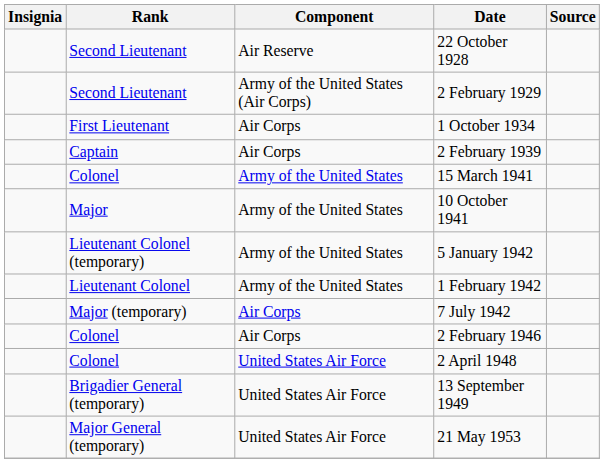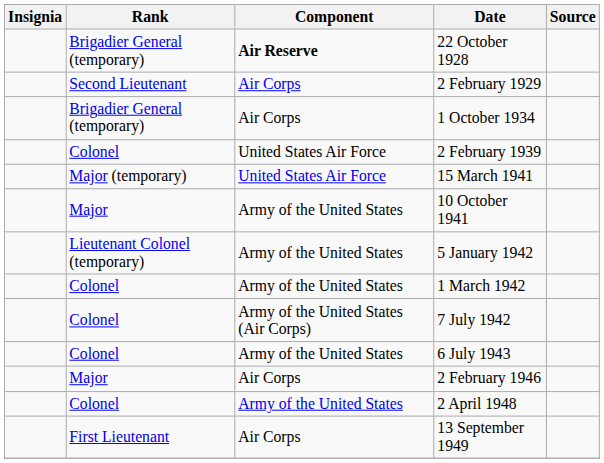(128, 50) Second Lieutenant -> (126, 50) Brigadier General (temporary)
(276, 50) normal -> (278, 50) bold
(321, 93) Army of the United States (Air Corps) -> (269, 84) Air Corps
(119, 126) First Lieutenant -> (126, 117) Brigadier General (temporary)
(94, 151) Captain -> (94, 151) Colonel
(269, 151) Air Corps -> (312, 151) United States Air Force
(94, 176) Colonel -> (128, 176) Major (temporary)
(321, 176) Army of the United States -> (312, 176) United States Air Force
- row: (489, 286)
+ row: (481, 286)
(128, 311) Major (temporary) -> (94, 320) Colonel
(269, 311) Air Corps -> (321, 320) Army of the United States (Air Corps)
+ row: (474, 353)
(94, 336) Colonel -> (89, 378) Major
(312, 361) United States Air Force -> (321, 403) Army of the United States
(126, 394) Brigadier General (temporary) -> (119, 437) First Lieutenant
(312, 394) United States Air Force -> (269, 437) Air Corps
- row: (479, 437)
